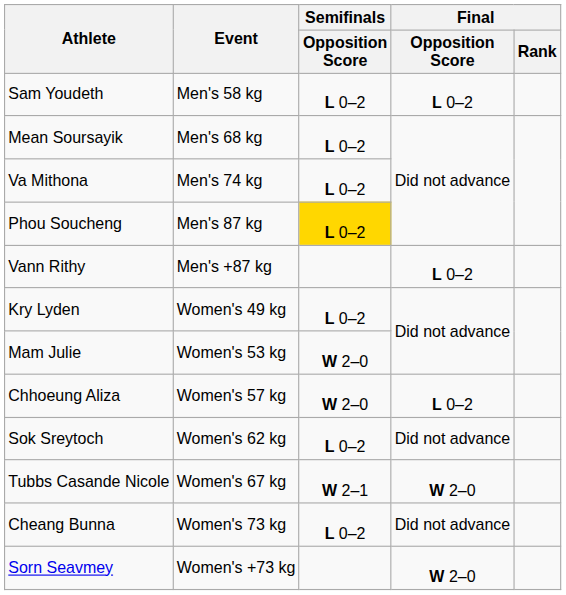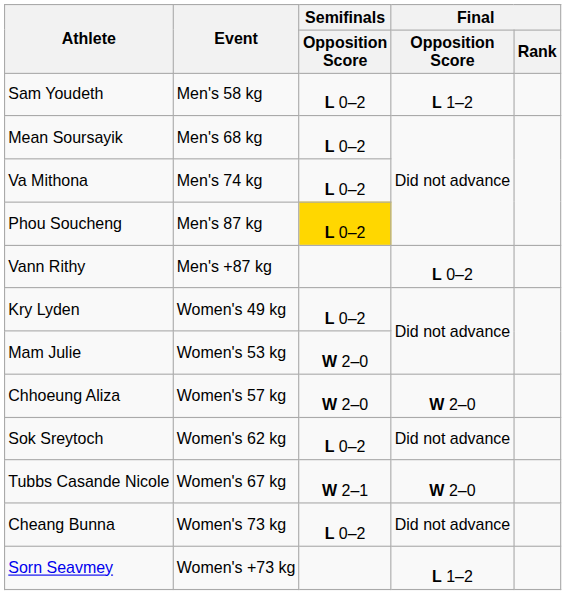(452, 104) L 0–2 -> (452, 104) L 1–2
(452, 405) L 0–2 -> (452, 405) W 2–0
(452, 577) W 2–0 -> (452, 577) L 1–2
